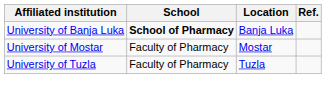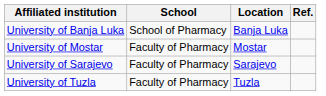(181, 30) bold -> (178, 30) normal
+ row: (60, 64)
